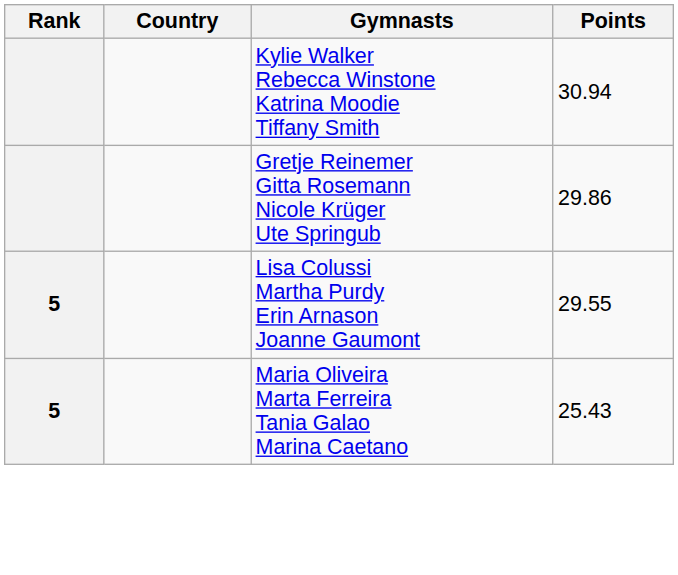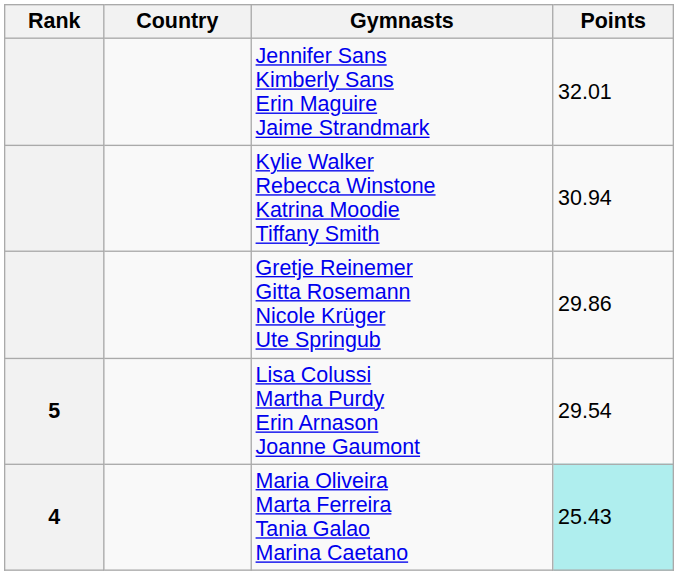+ row: (343, 91)
(585, 304) 29.55 -> (585, 410) 29.54
(54, 410) 5 -> (54, 517) 4
(585, 410) no background -> (585, 517) paleturquoise background
